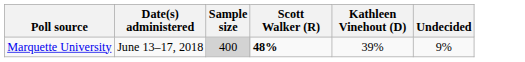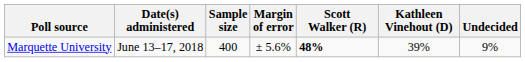+ column: (273, 20)
(228, 47) lightgrey background -> (228, 47) no background
